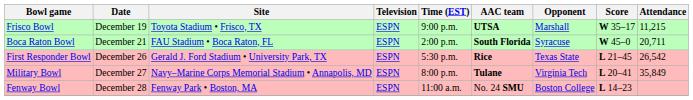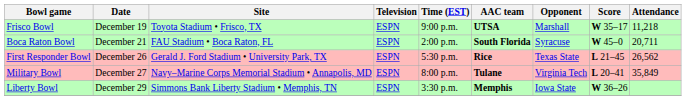(652, 27) 11,215 -> (645, 27) 11,218
(653, 57) 26,542 -> (645, 57) 26,562
- row: (33, 88)
+ row: (32, 88)
